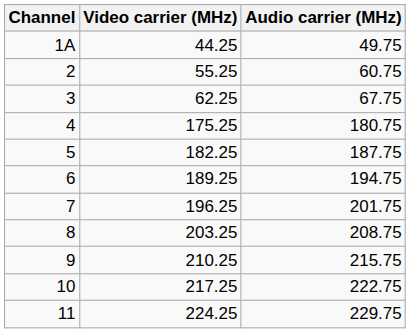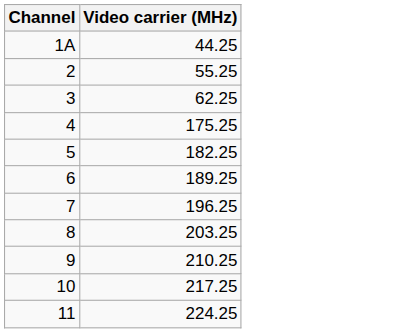- column: (323, 17)
